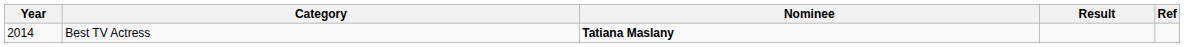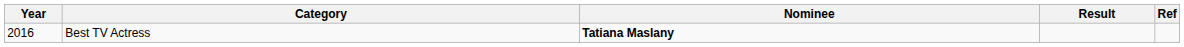(20, 33) 2014 -> (20, 33) 2016
